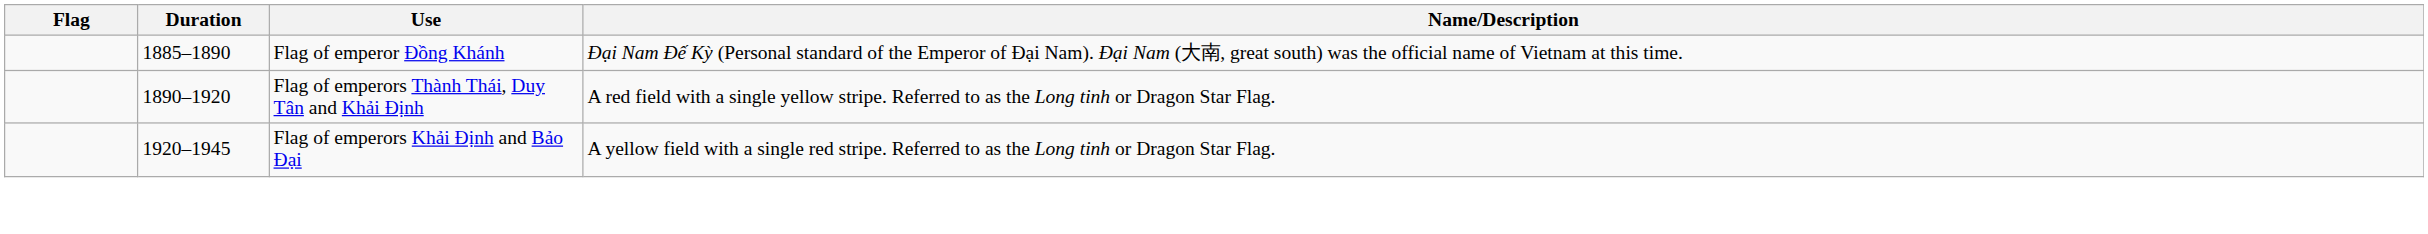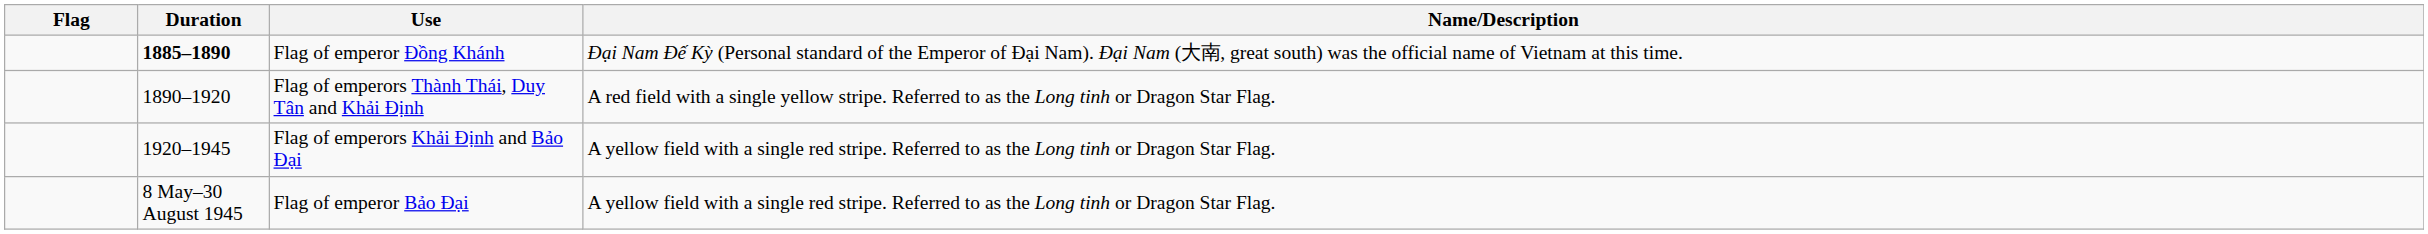(186, 52) normal -> (186, 52) bold
+ row: (371, 202)
